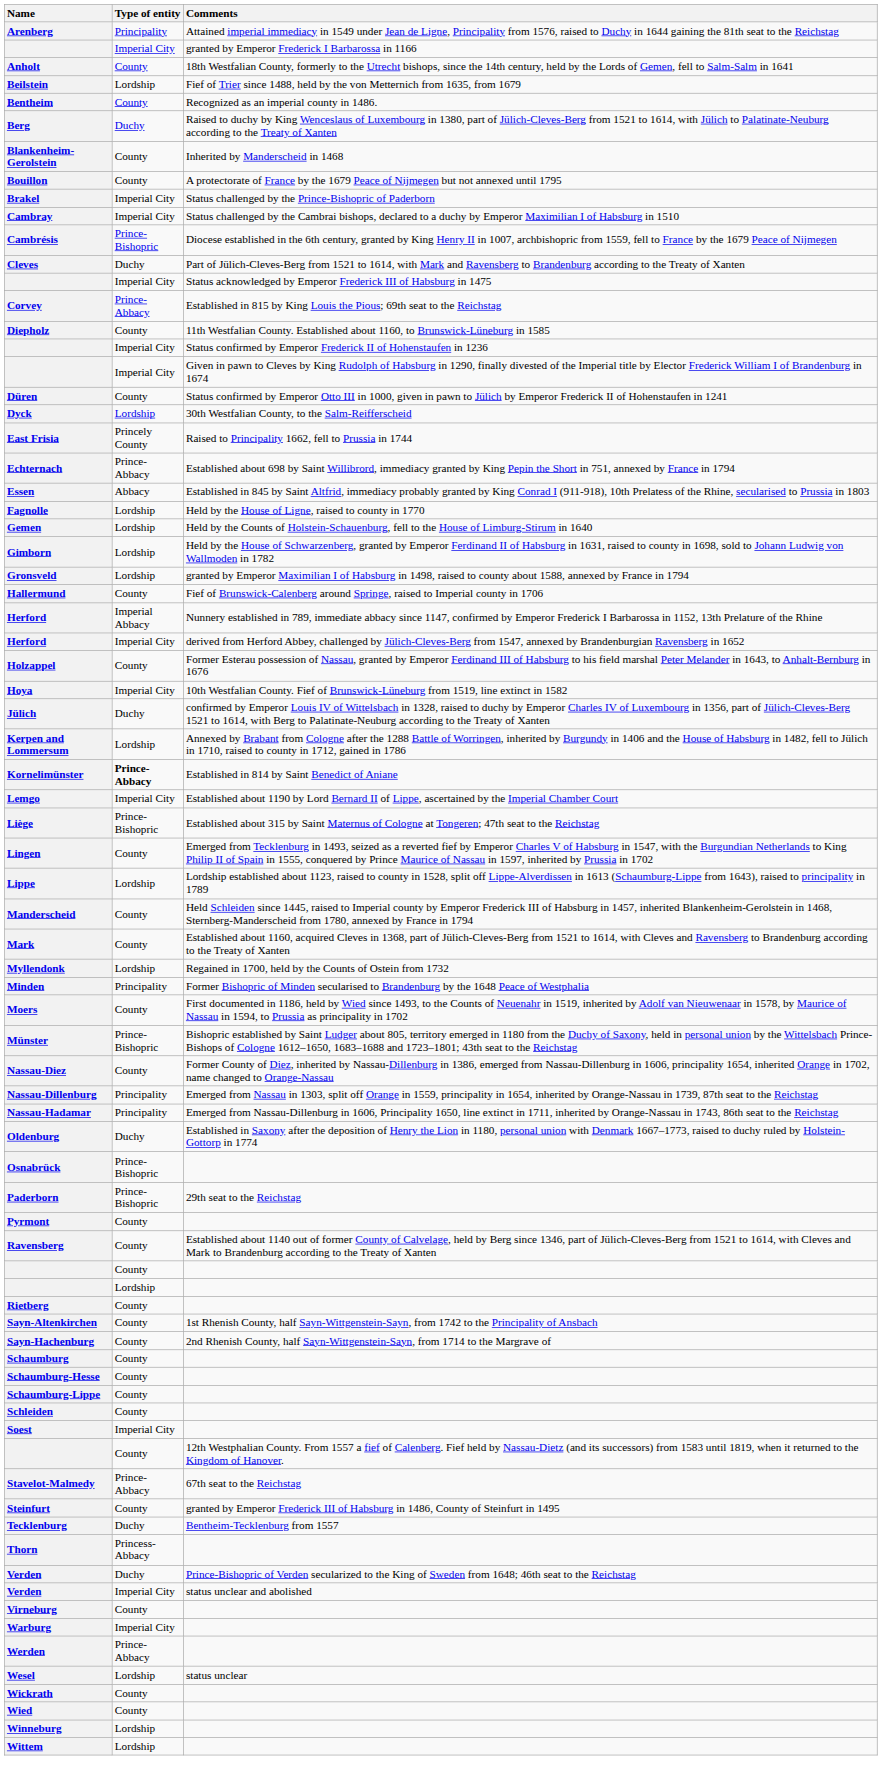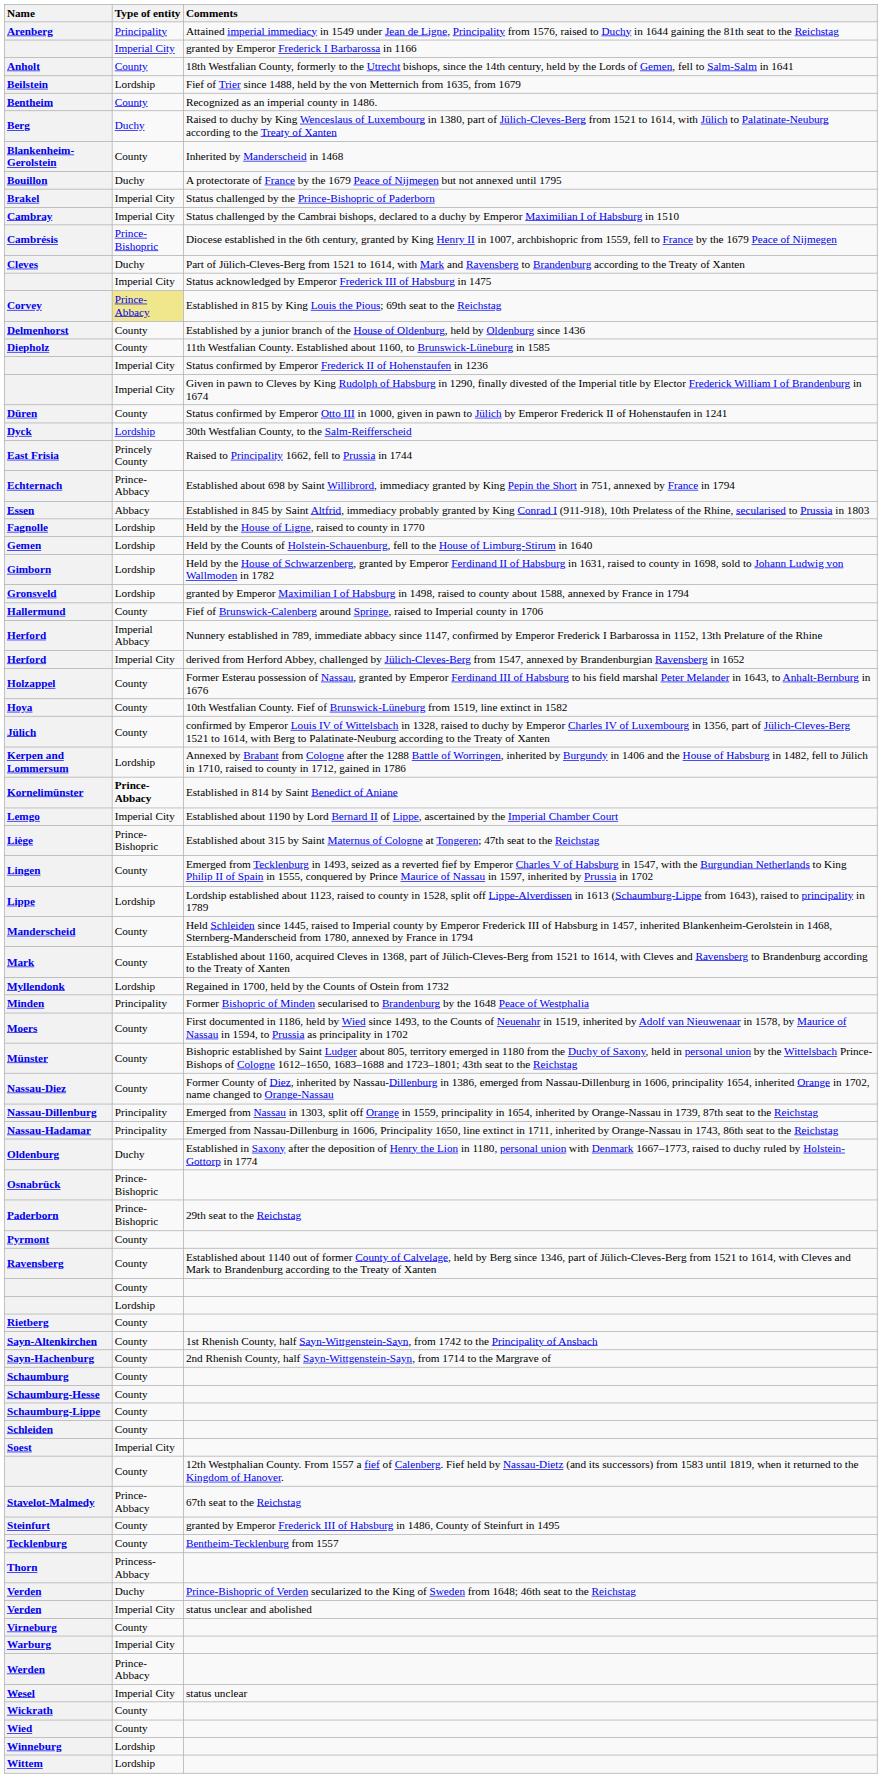(131, 180) County -> (130, 180) Duchy
(132, 306) no background -> (132, 306) khaki background
+ row: (38, 330)
(145, 690) Imperial City -> (131, 707) County
(130, 714) Duchy -> (131, 731) County
(136, 1040) Prince-Bishopric -> (131, 1058) County
(130, 1525) Duchy -> (131, 1543) County
(135, 1675) Lordship -> (145, 1693) Imperial City
